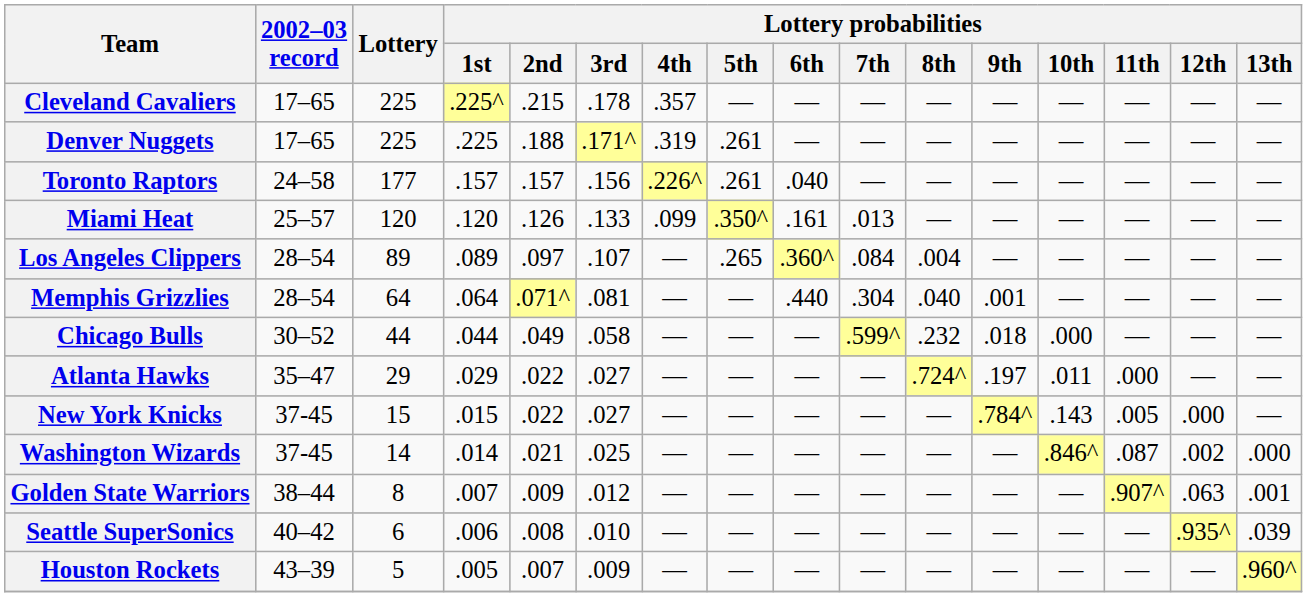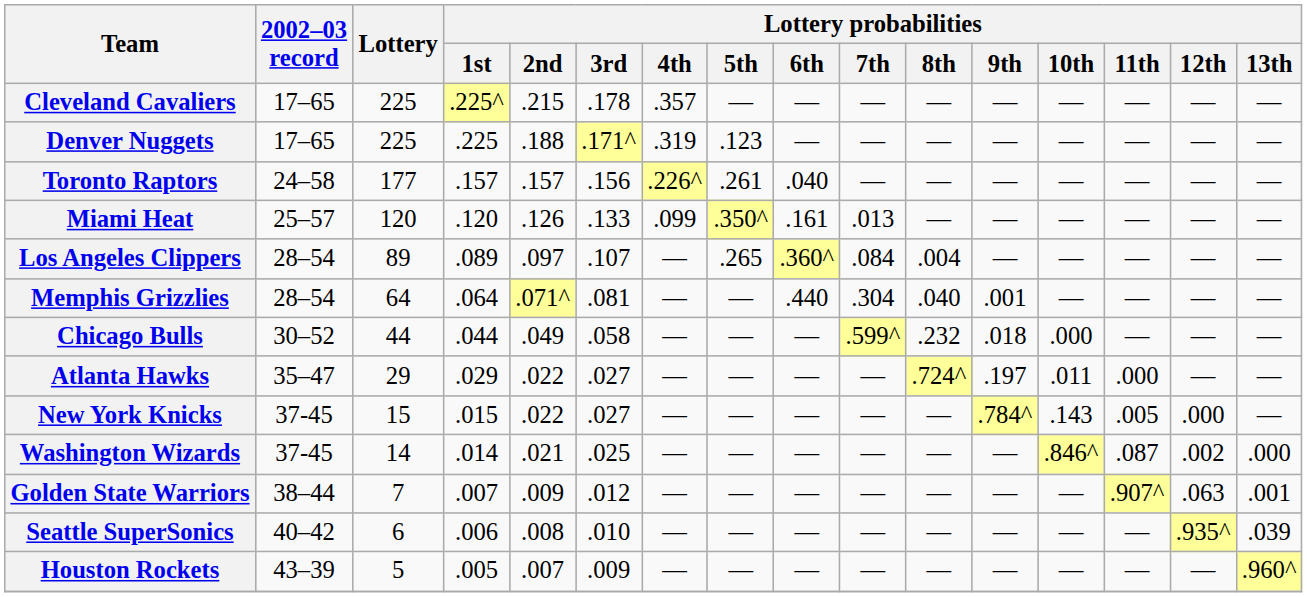(741, 141) .261 -> (741, 141) .123
(398, 492) 8 -> (398, 492) 7
